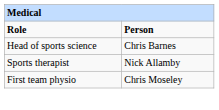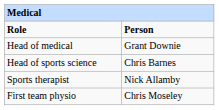+ row: (40, 46)
